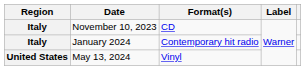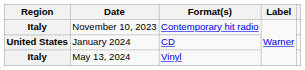(168, 27) CD -> (210, 27) Contemporary hit radio
(37, 42) Italy -> (37, 42) United States
(210, 42) Contemporary hit radio -> (168, 42) CD
(37, 57) United States -> (37, 57) Italy
